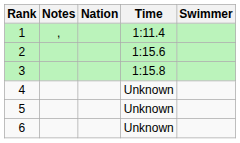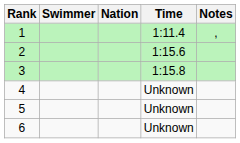columns swapped: (206, 14) <-> (59, 14)
